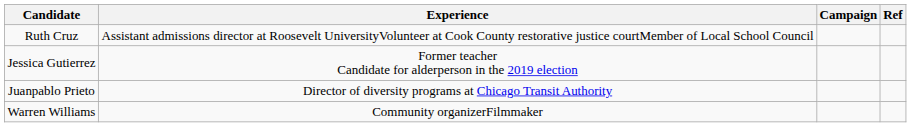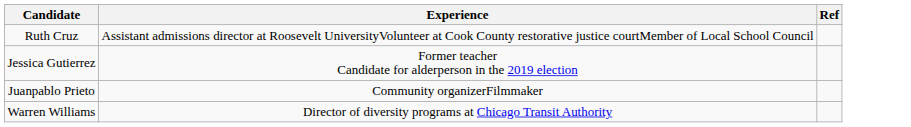- column: (848, 14)
(458, 91) Director of diversity programs at Chicago Transit Authority -> (458, 91) Community organizerFilmmaker
(458, 111) Community organizerFilmmaker -> (458, 111) Director of diversity programs at Chicago Transit Authority
